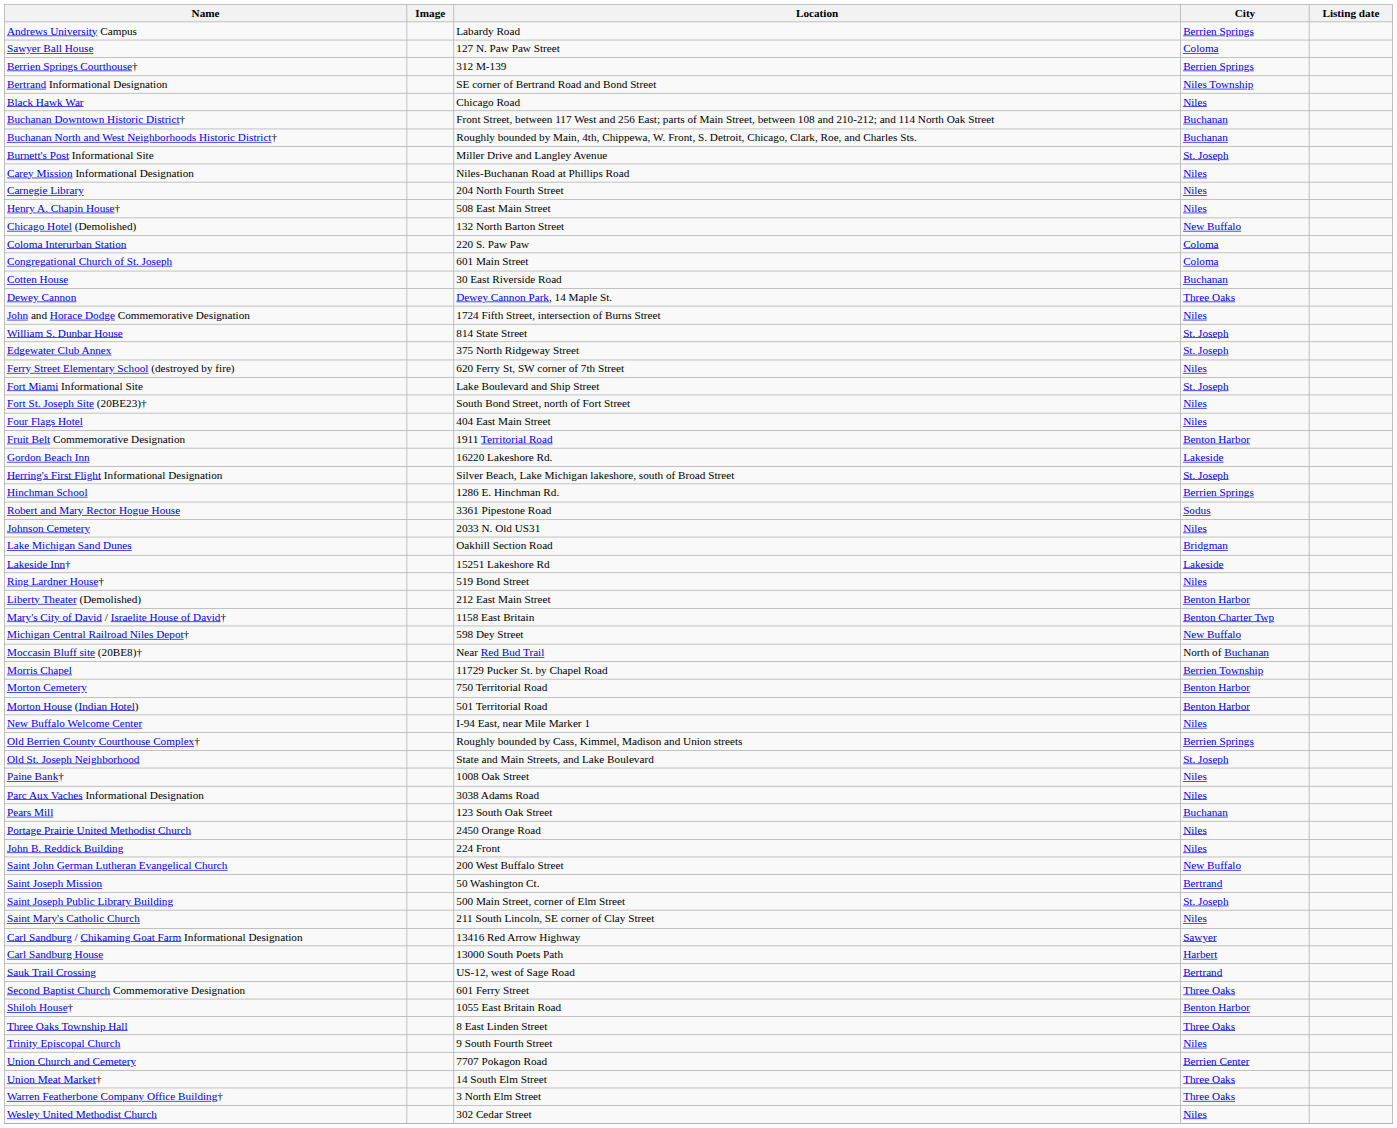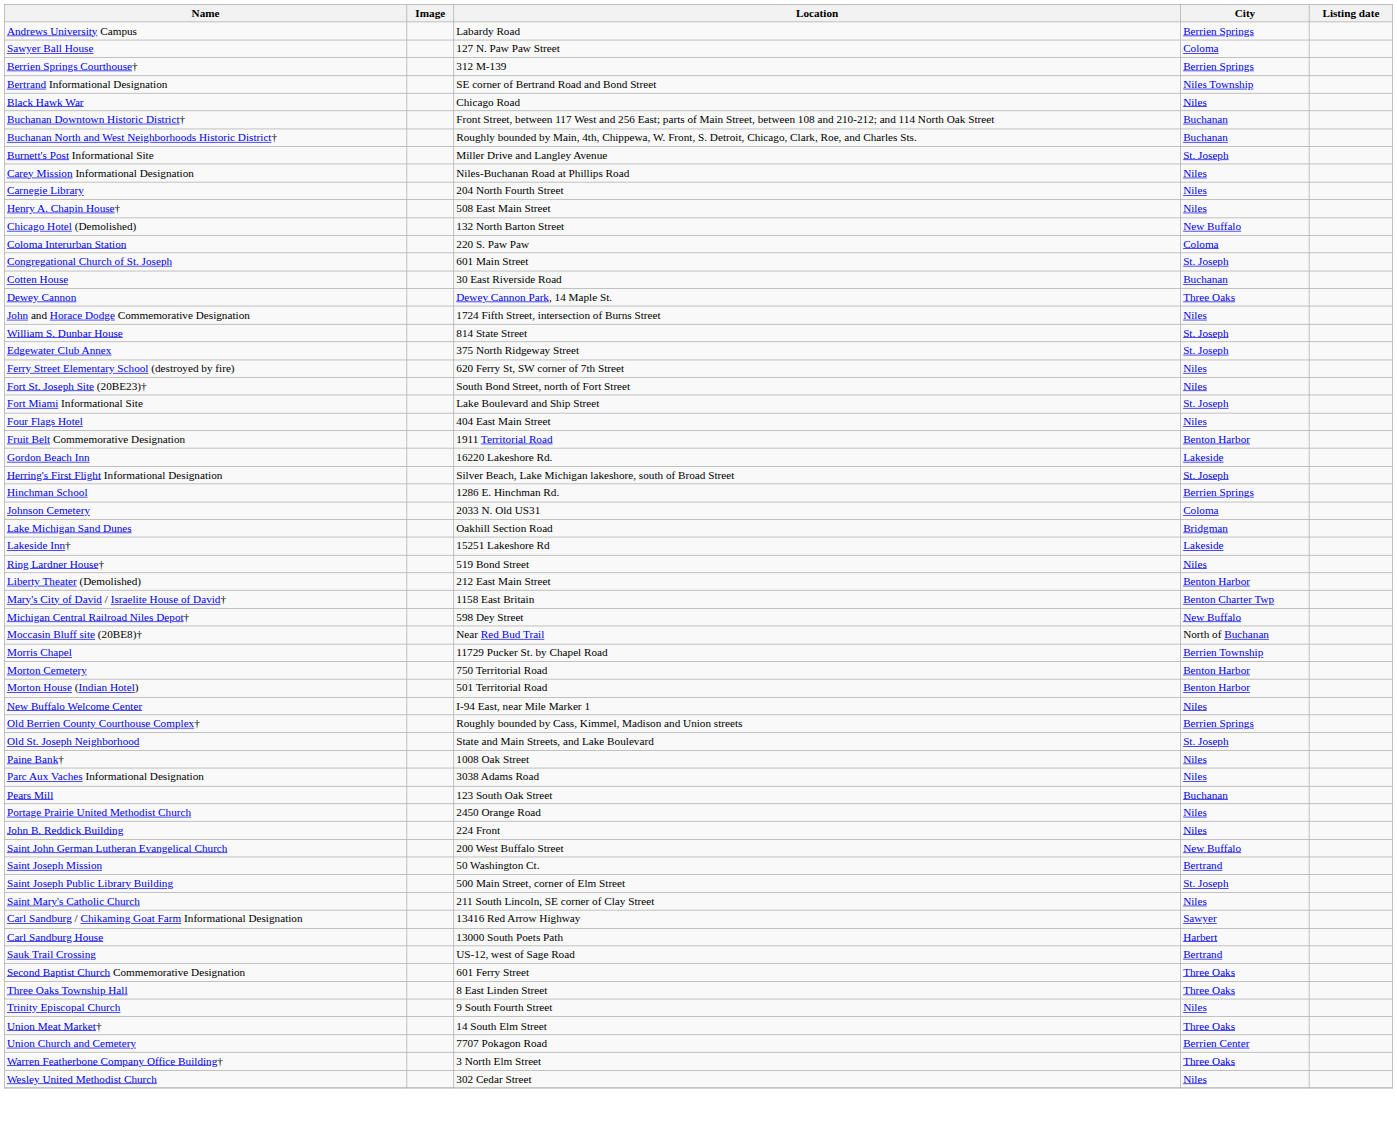(1201, 262) Coloma -> (1206, 262) St. Joseph
rows swapped: (75, 386) <-> (77, 404)
- row: (94, 510)
(1195, 528) Niles -> (1201, 510) Coloma
- row: (40, 1008)
rows swapped: (71, 1061) <-> (54, 1079)
